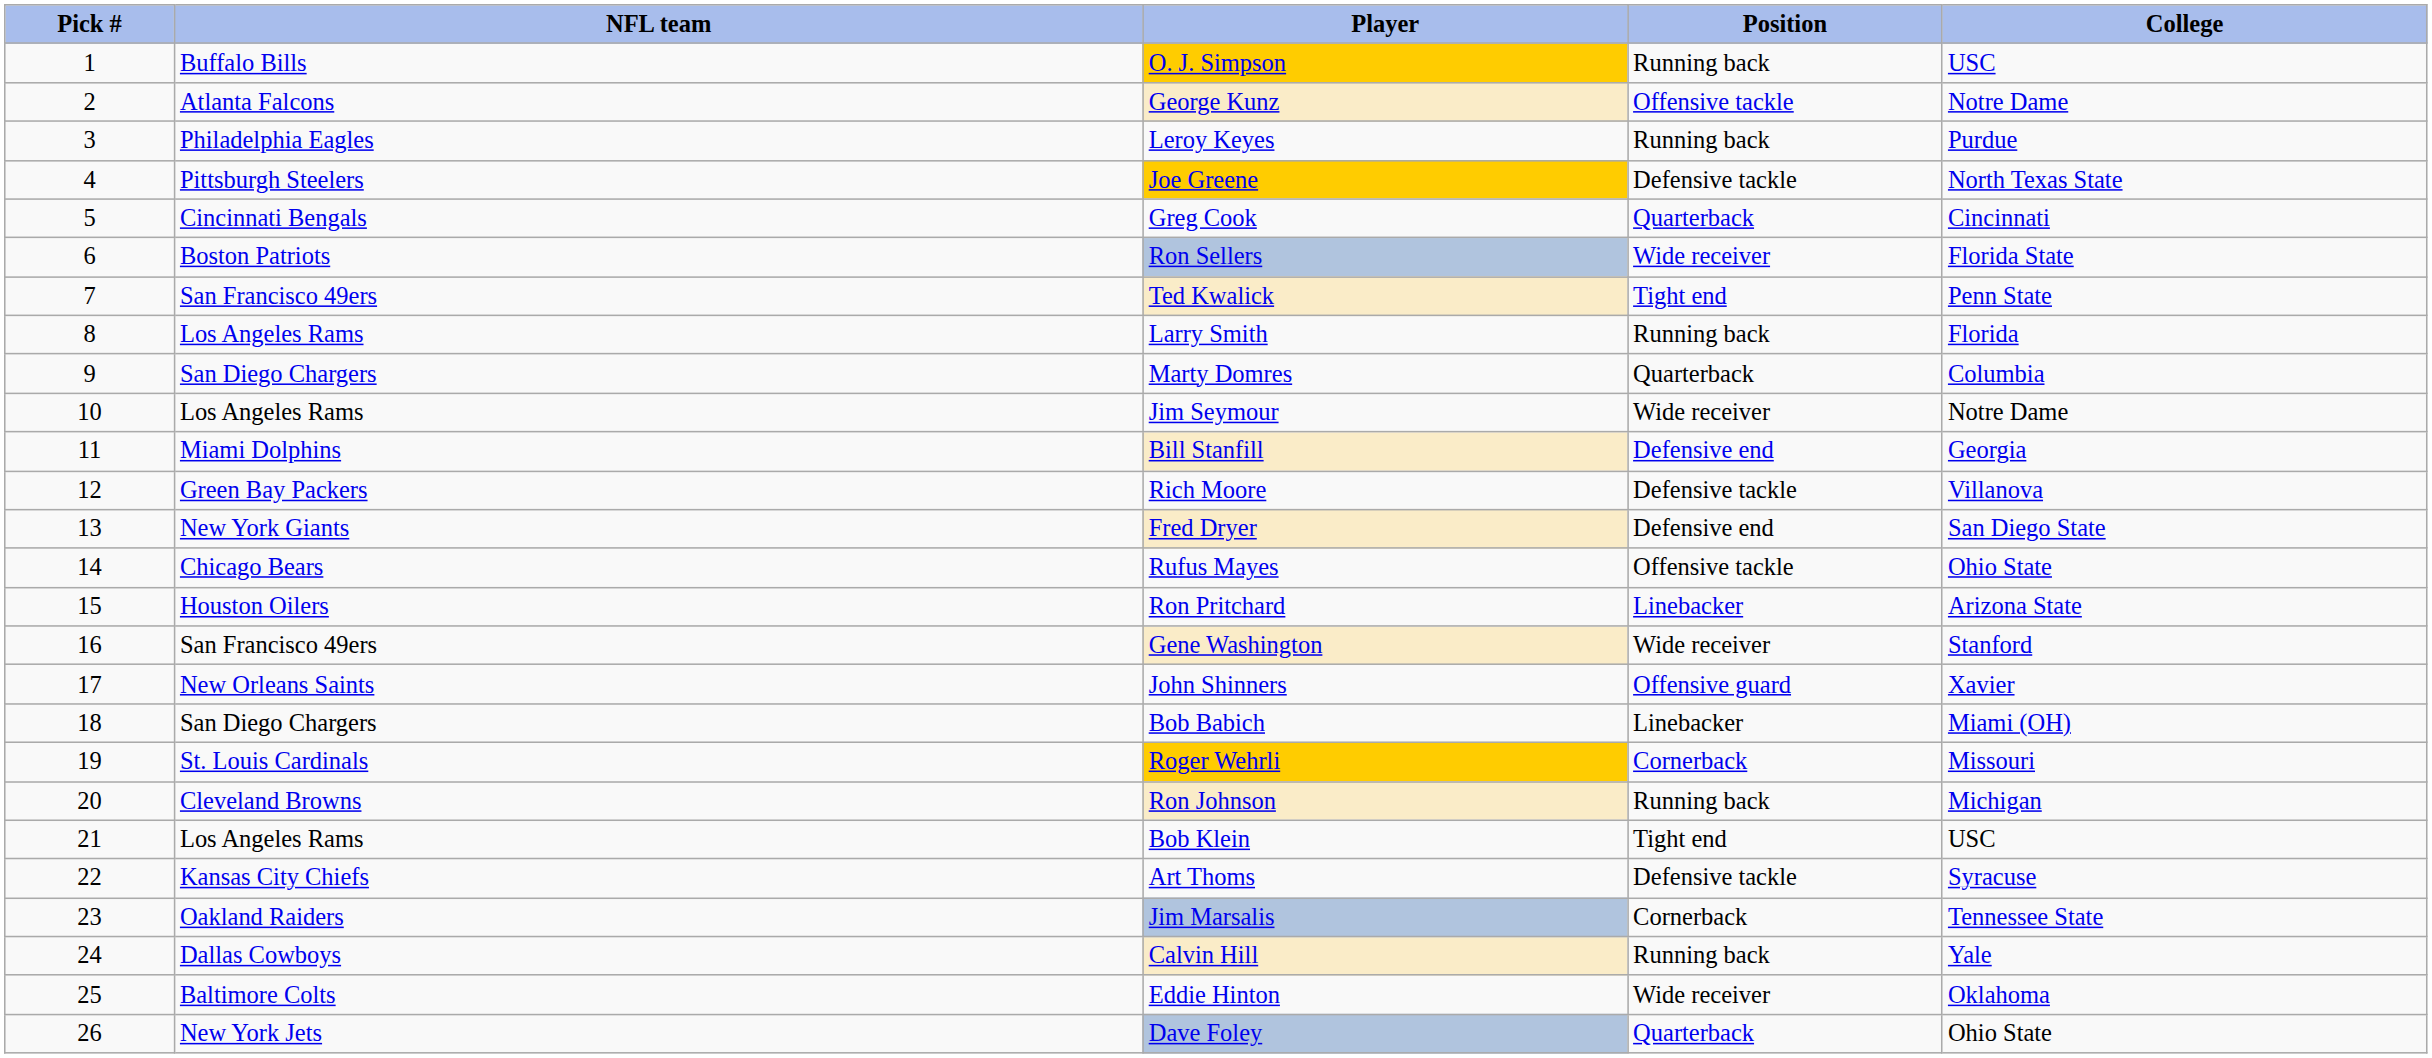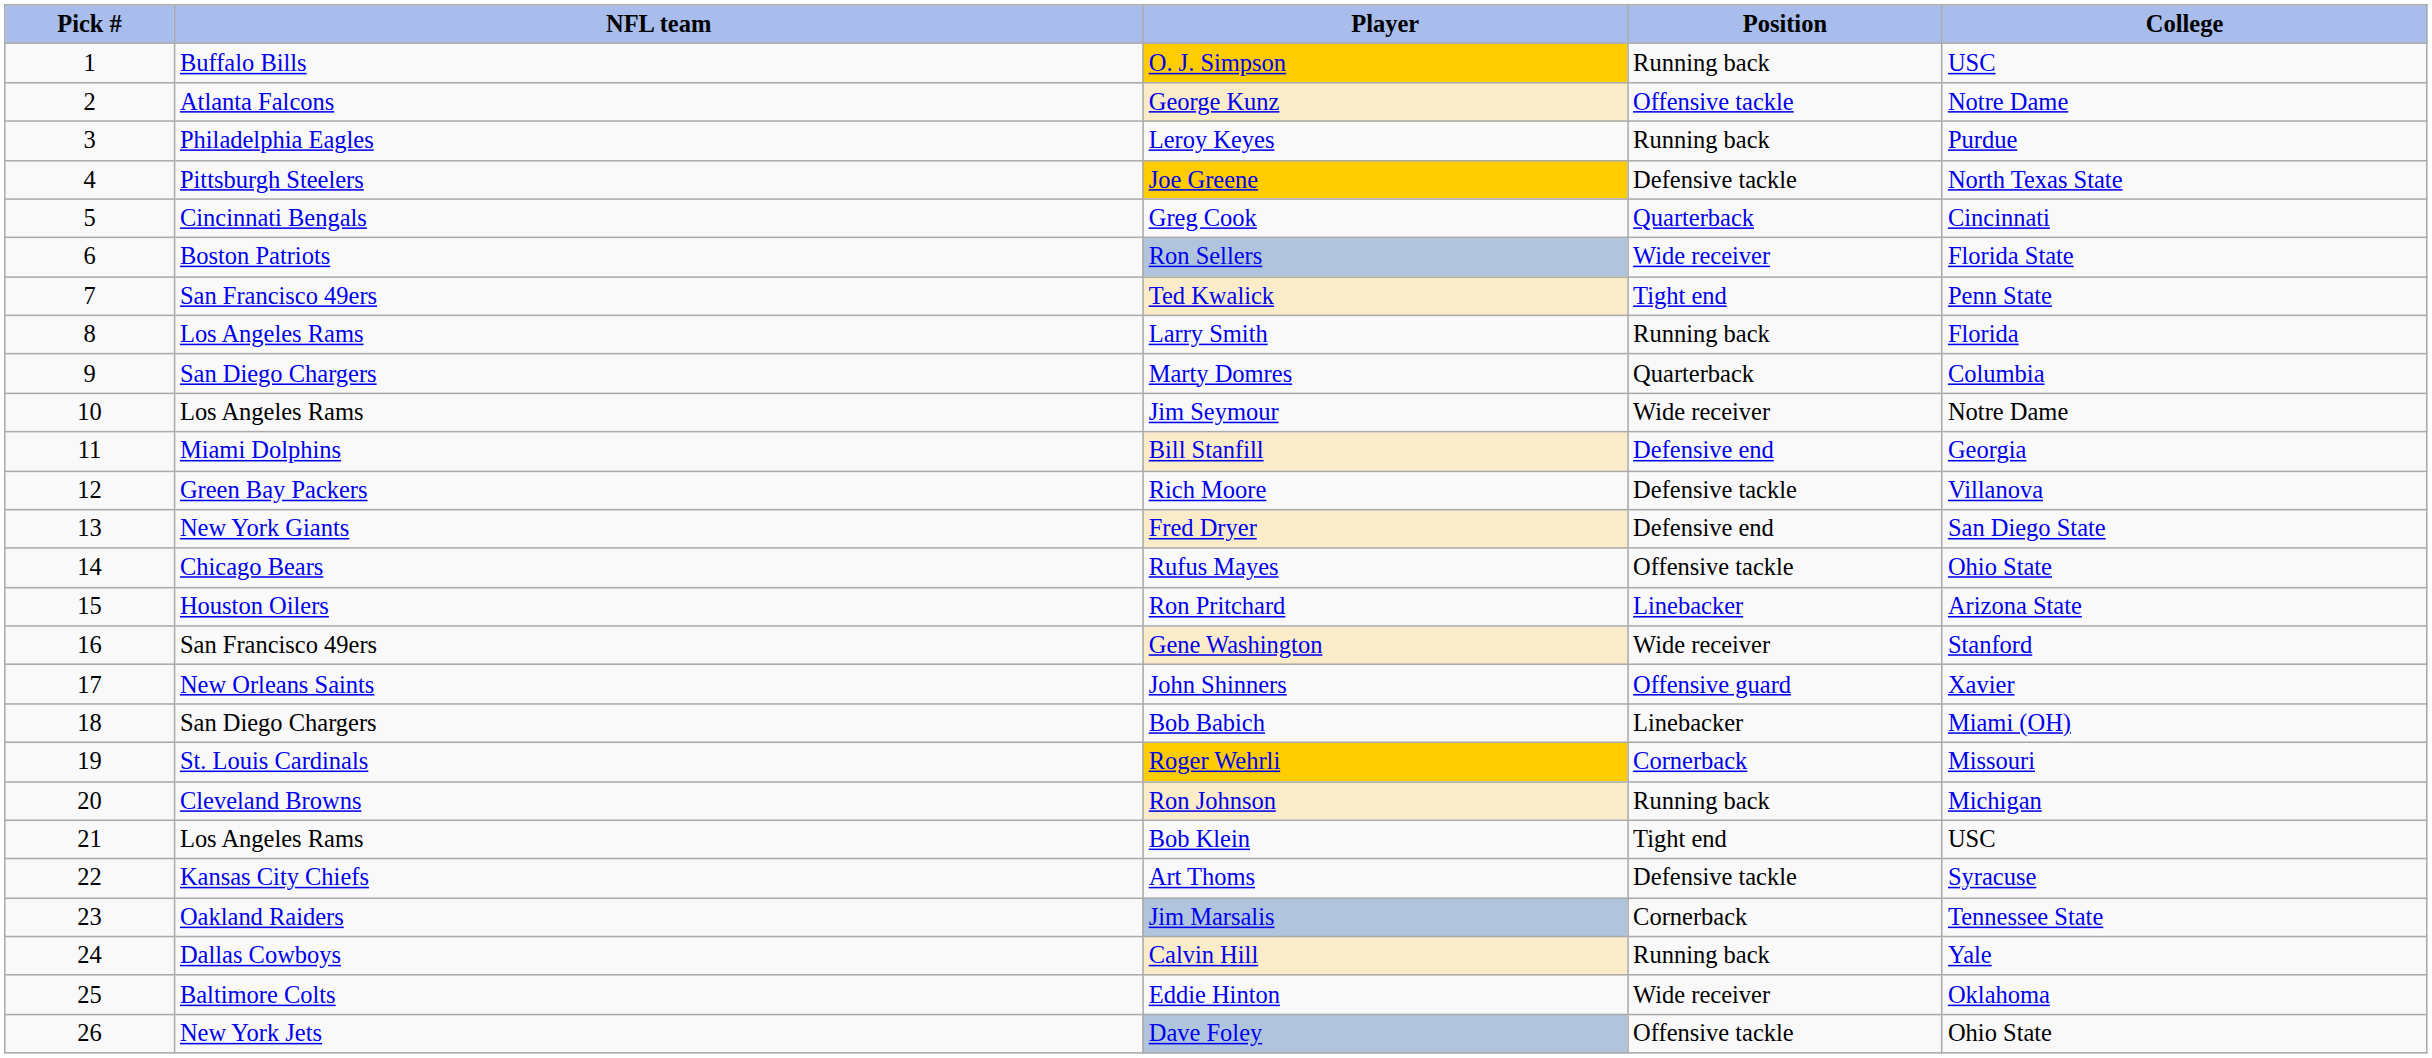(1694, 1033) Quarterback -> (1713, 1033) Offensive tackle
